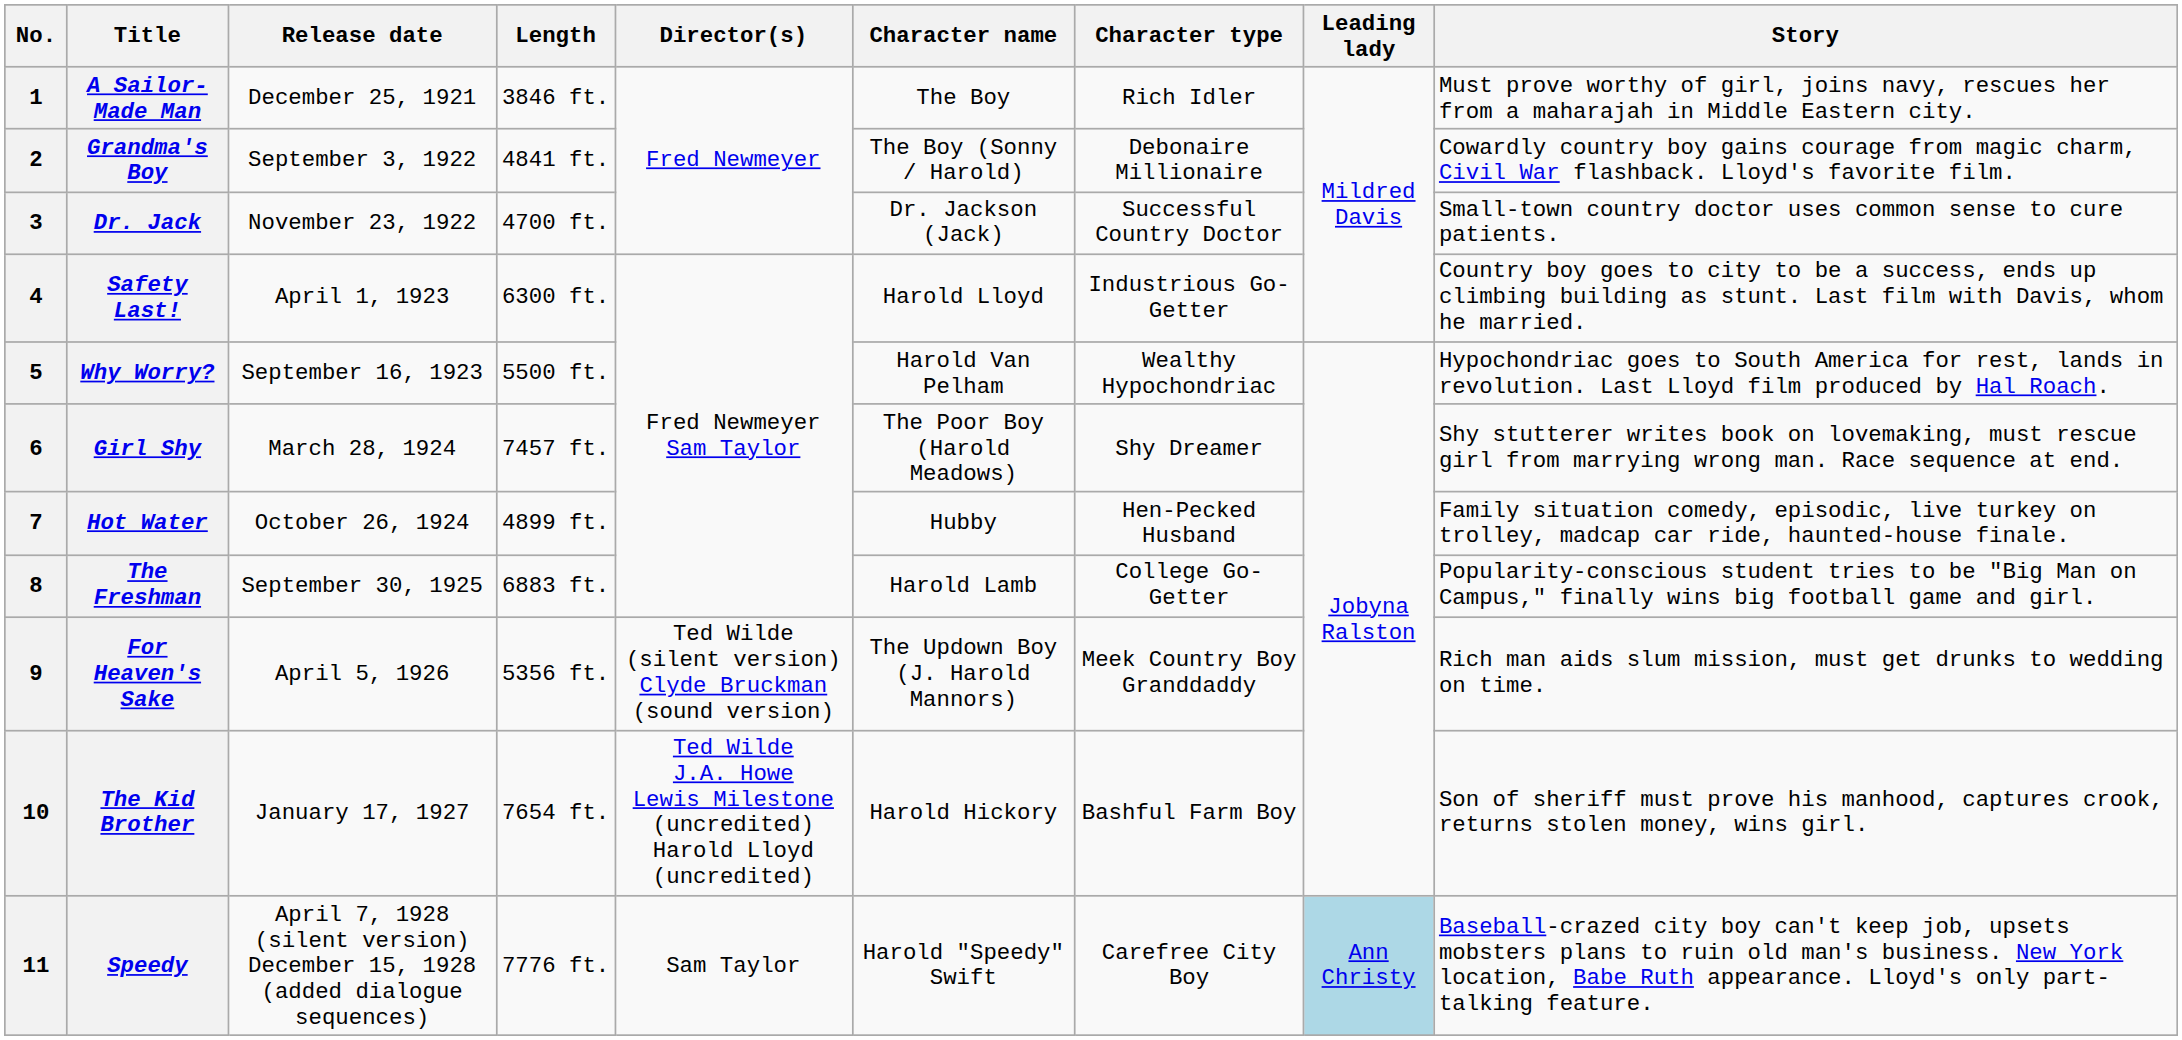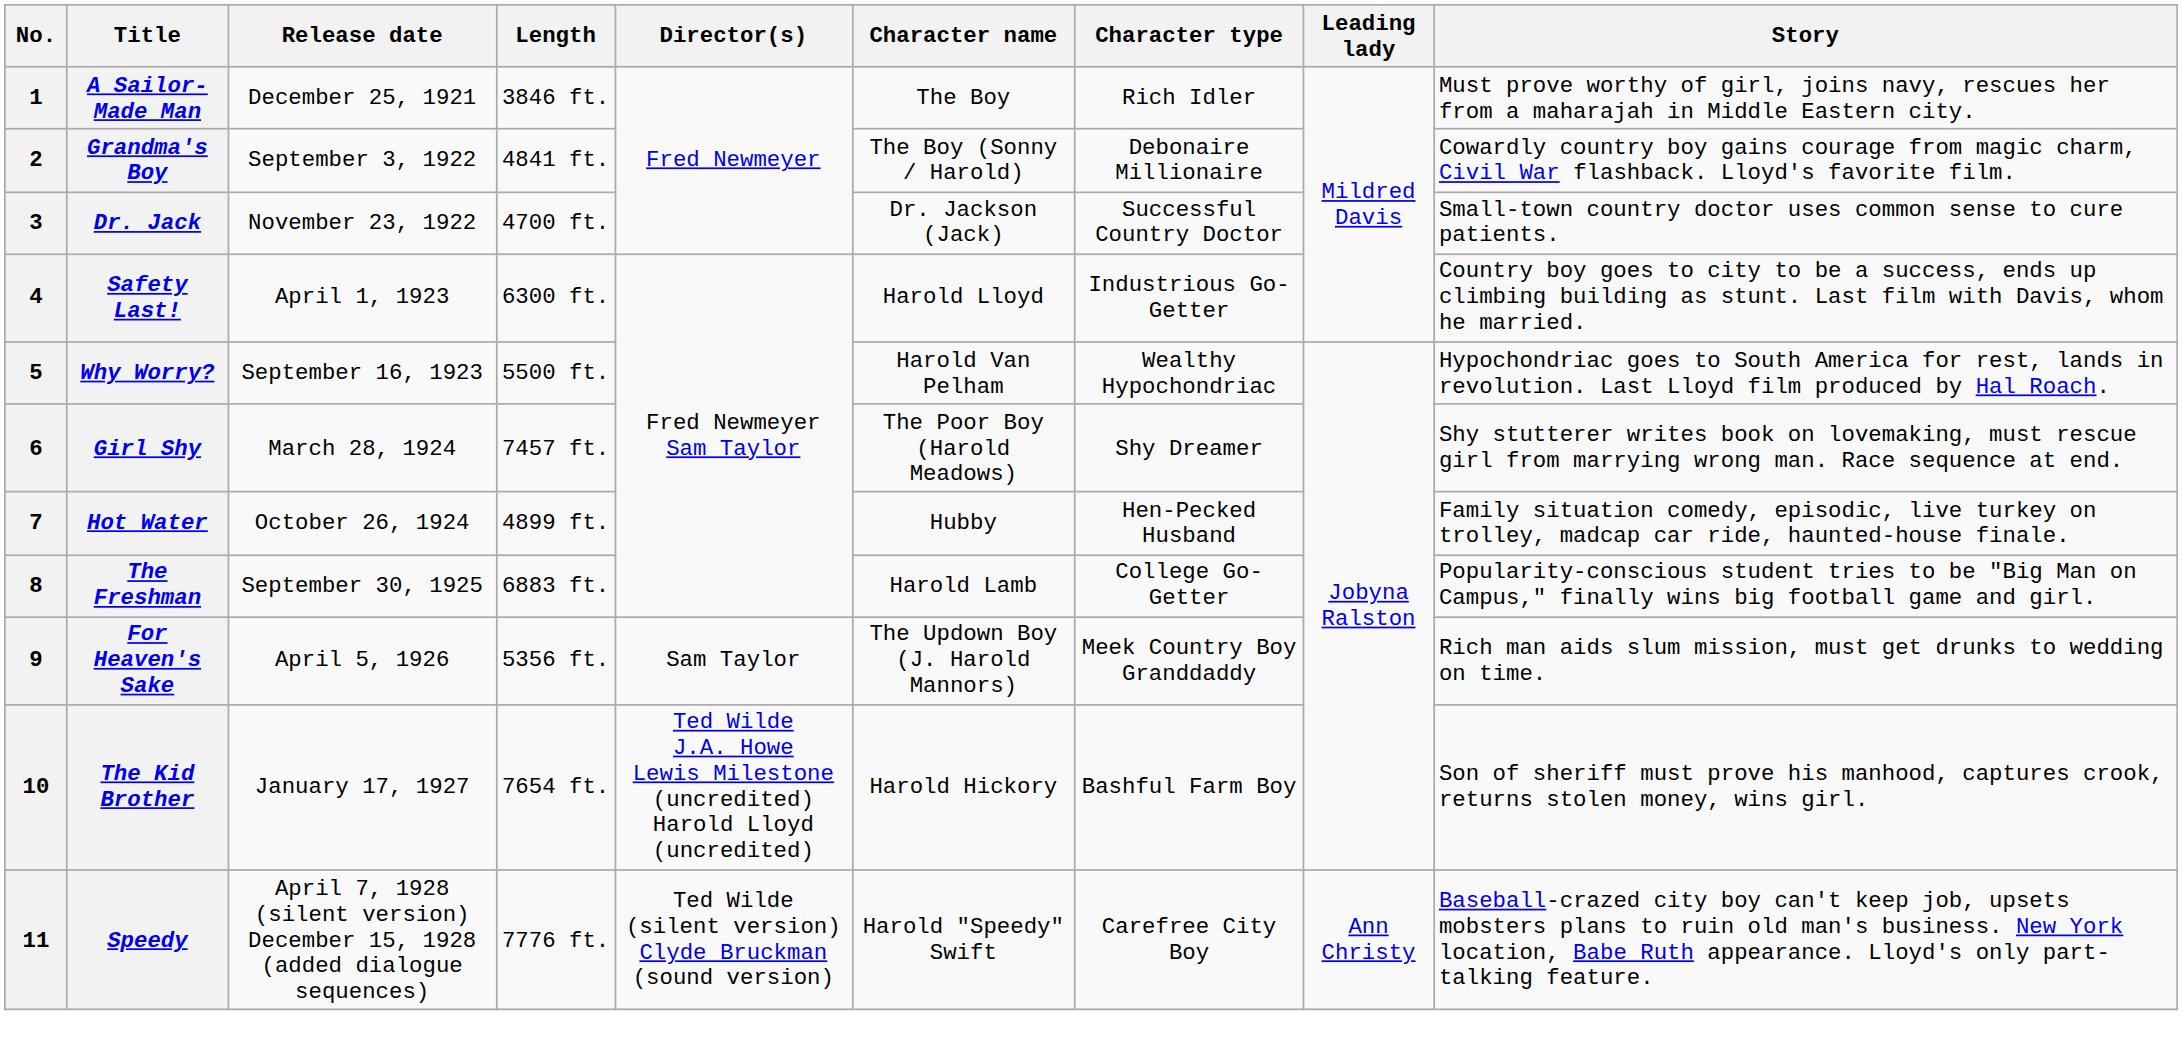(733, 674) Ted Wilde (silent version) Clyde Bruckman (sound version) -> (733, 661) Sam Taylor
(733, 966) Sam Taylor -> (733, 940) Ted Wilde (silent version) Clyde Bruckman (sound version)
(1369, 966) lightblue background -> (1369, 940) no background
